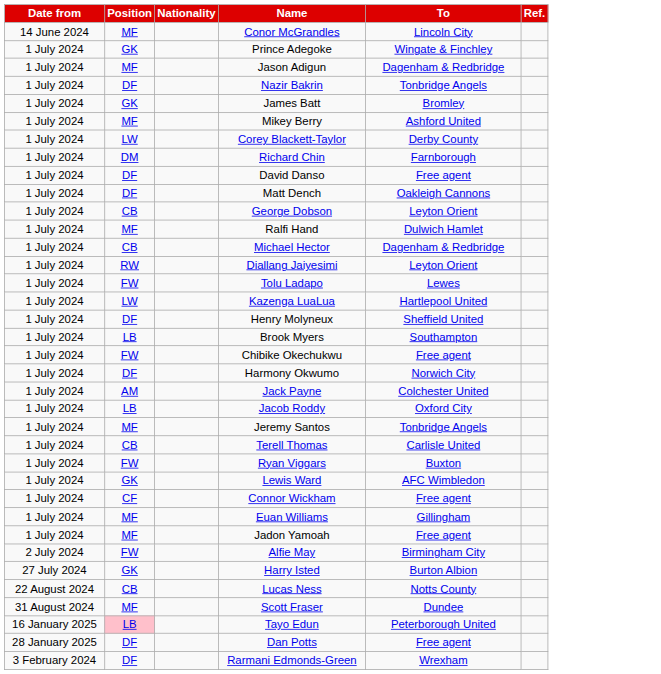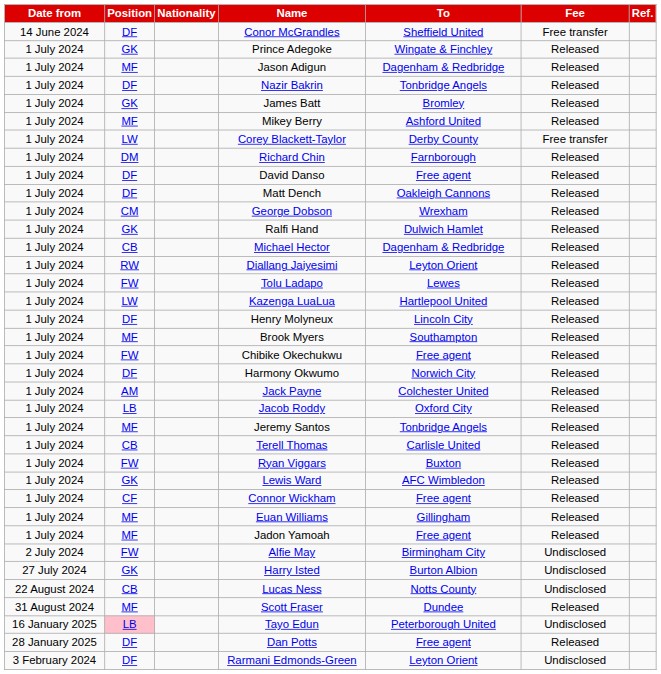+ column: (575, 14)
(130, 32) MF -> (130, 32) DF
(443, 32) Lincoln City -> (443, 32) Sheffield United
(130, 211) CB -> (130, 211) CM
(443, 211) Leyton Orient -> (443, 211) Wrexham
(130, 229) MF -> (130, 229) GK
(443, 319) Sheffield United -> (443, 319) Lincoln City
(130, 337) LB -> (130, 337) MF
(443, 661) Wrexham -> (443, 661) Leyton Orient
